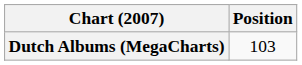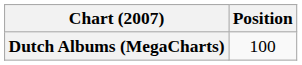(263, 45) 103 -> (263, 45) 100
